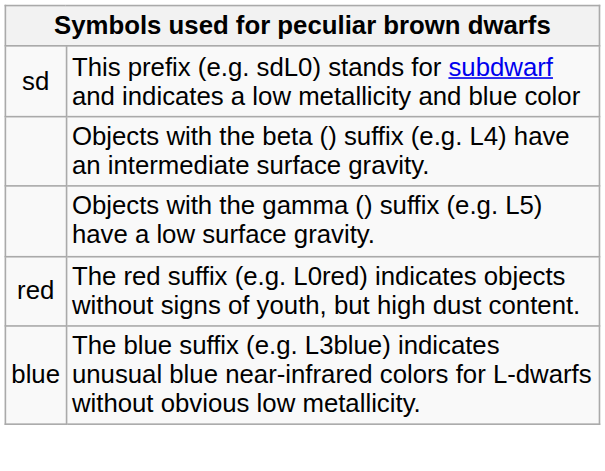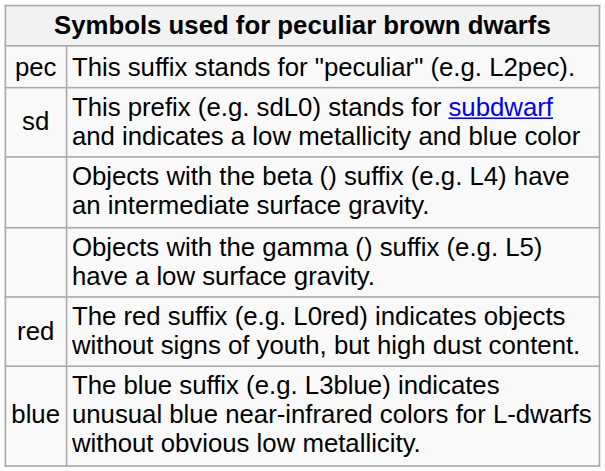+ row: (323, 66)
